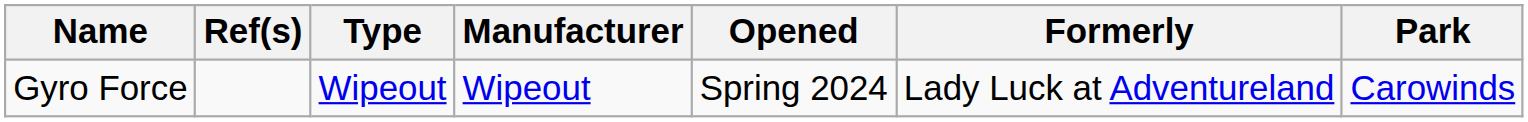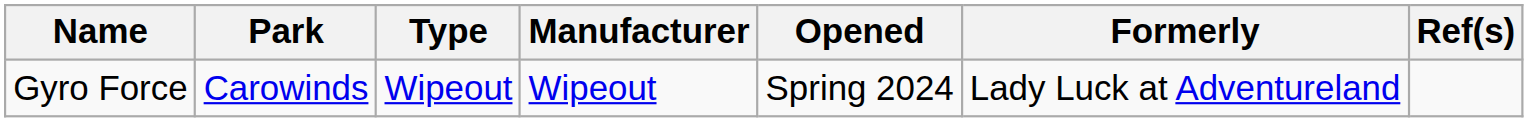columns swapped: (1433, 32) <-> (253, 32)
